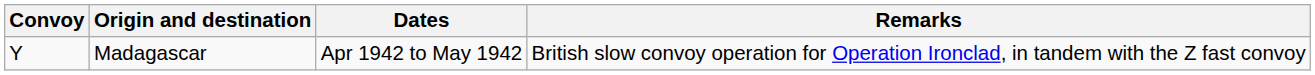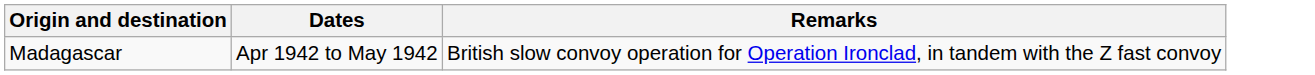- column: (47, 20)
